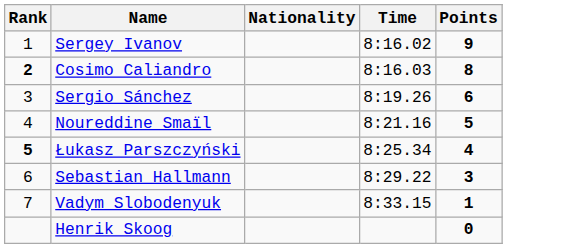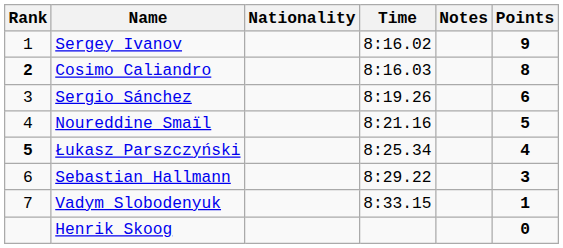+ column: (464, 18)
